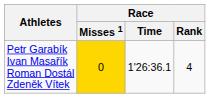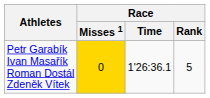(189, 67) 4 -> (189, 67) 5
